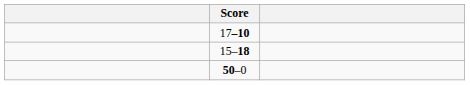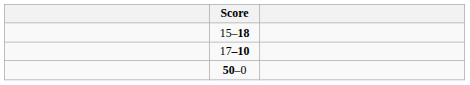rows swapped: (235, 51) <-> (235, 32)
